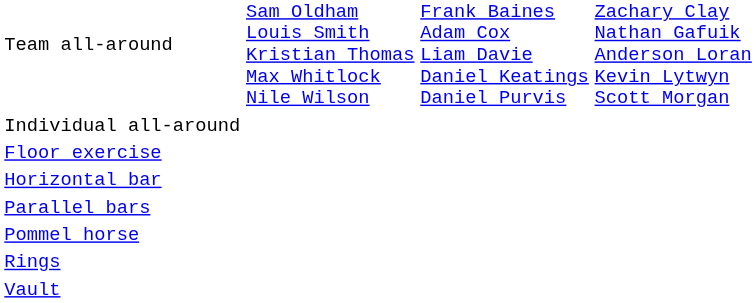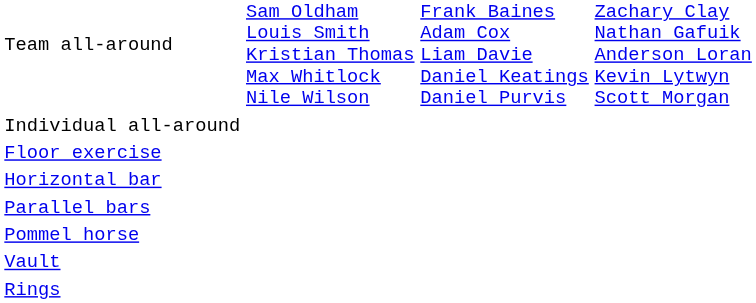rows swapped: (32, 262) <-> (32, 290)
